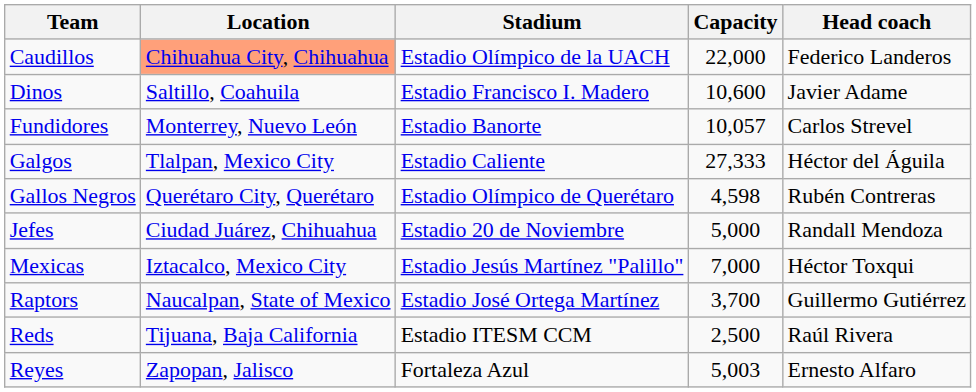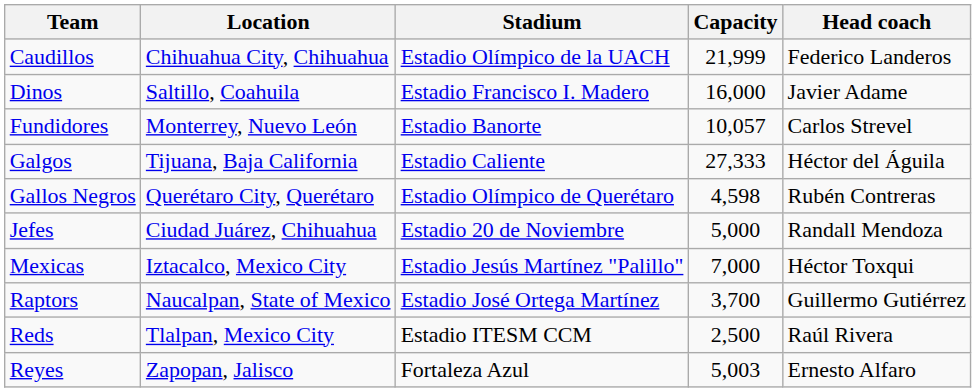(267, 56) lightsalmon background -> (267, 56) no background
(735, 56) 22,000 -> (735, 56) 21,999
(735, 91) 10,600 -> (735, 91) 16,000
(240, 160) Tlalpan, Mexico City -> (252, 160) Tijuana, Baja California
(252, 334) Tijuana, Baja California -> (240, 334) Tlalpan, Mexico City
